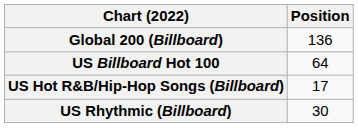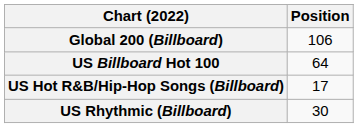(320, 39) 136 -> (320, 39) 106
